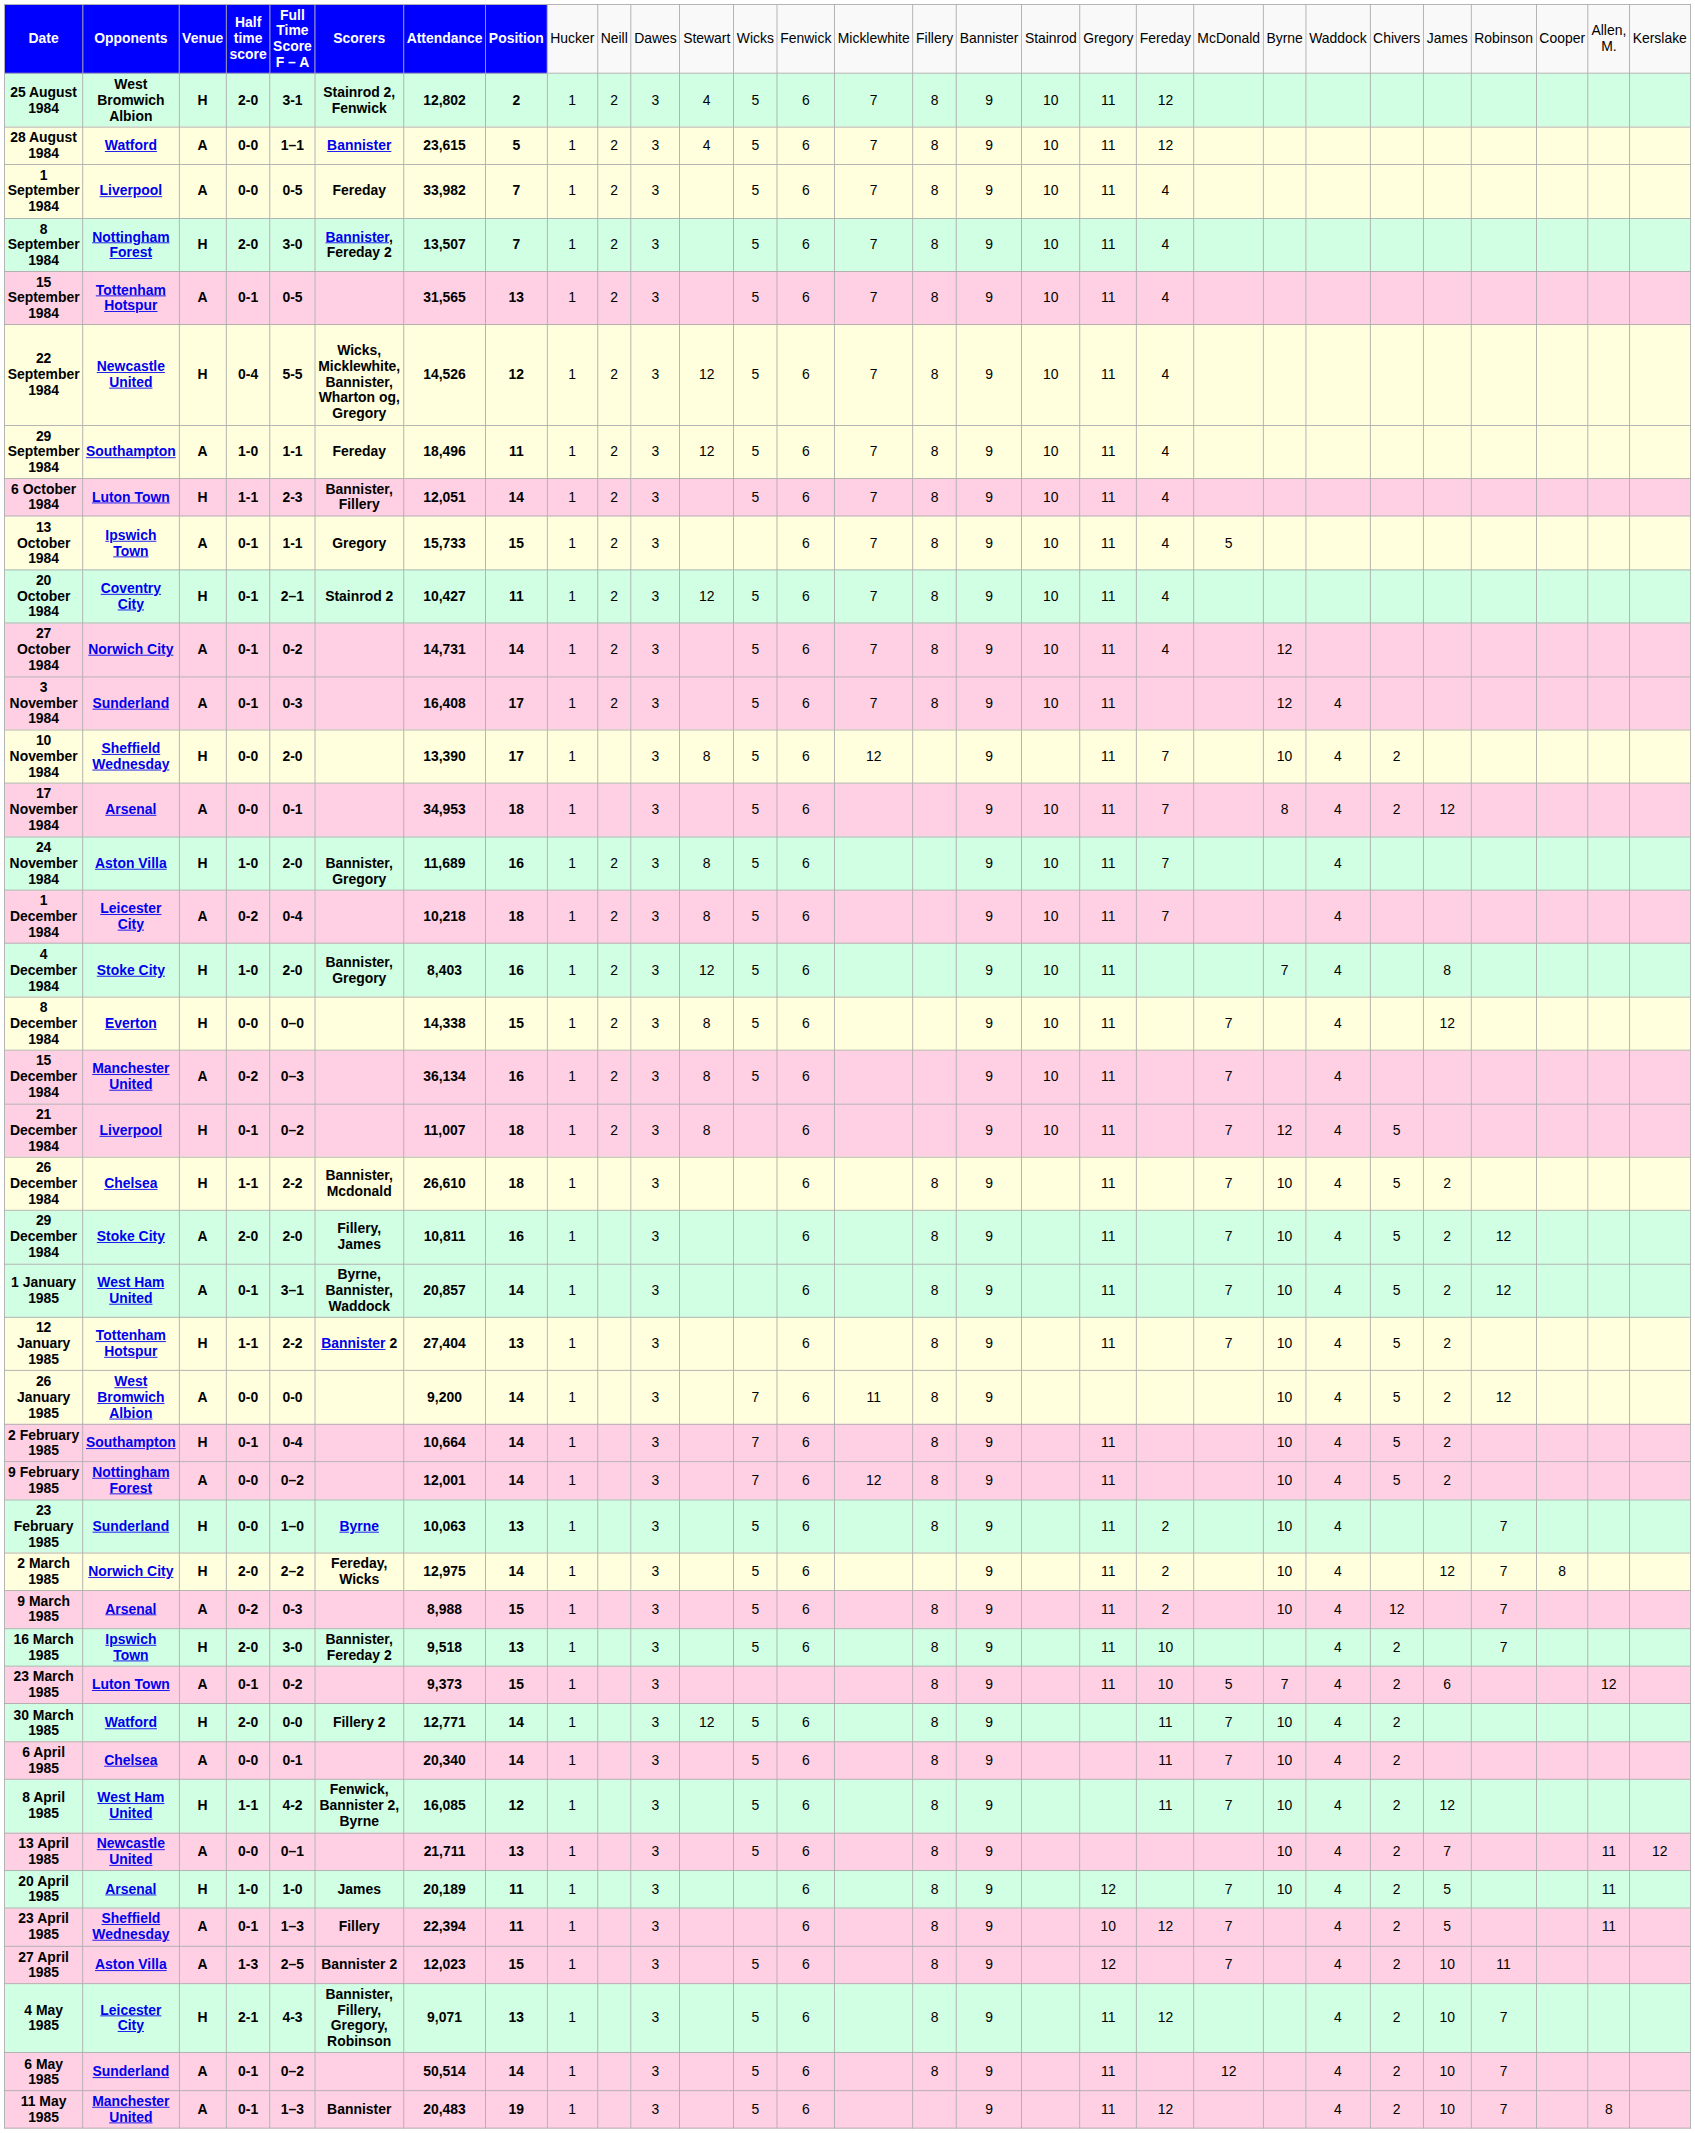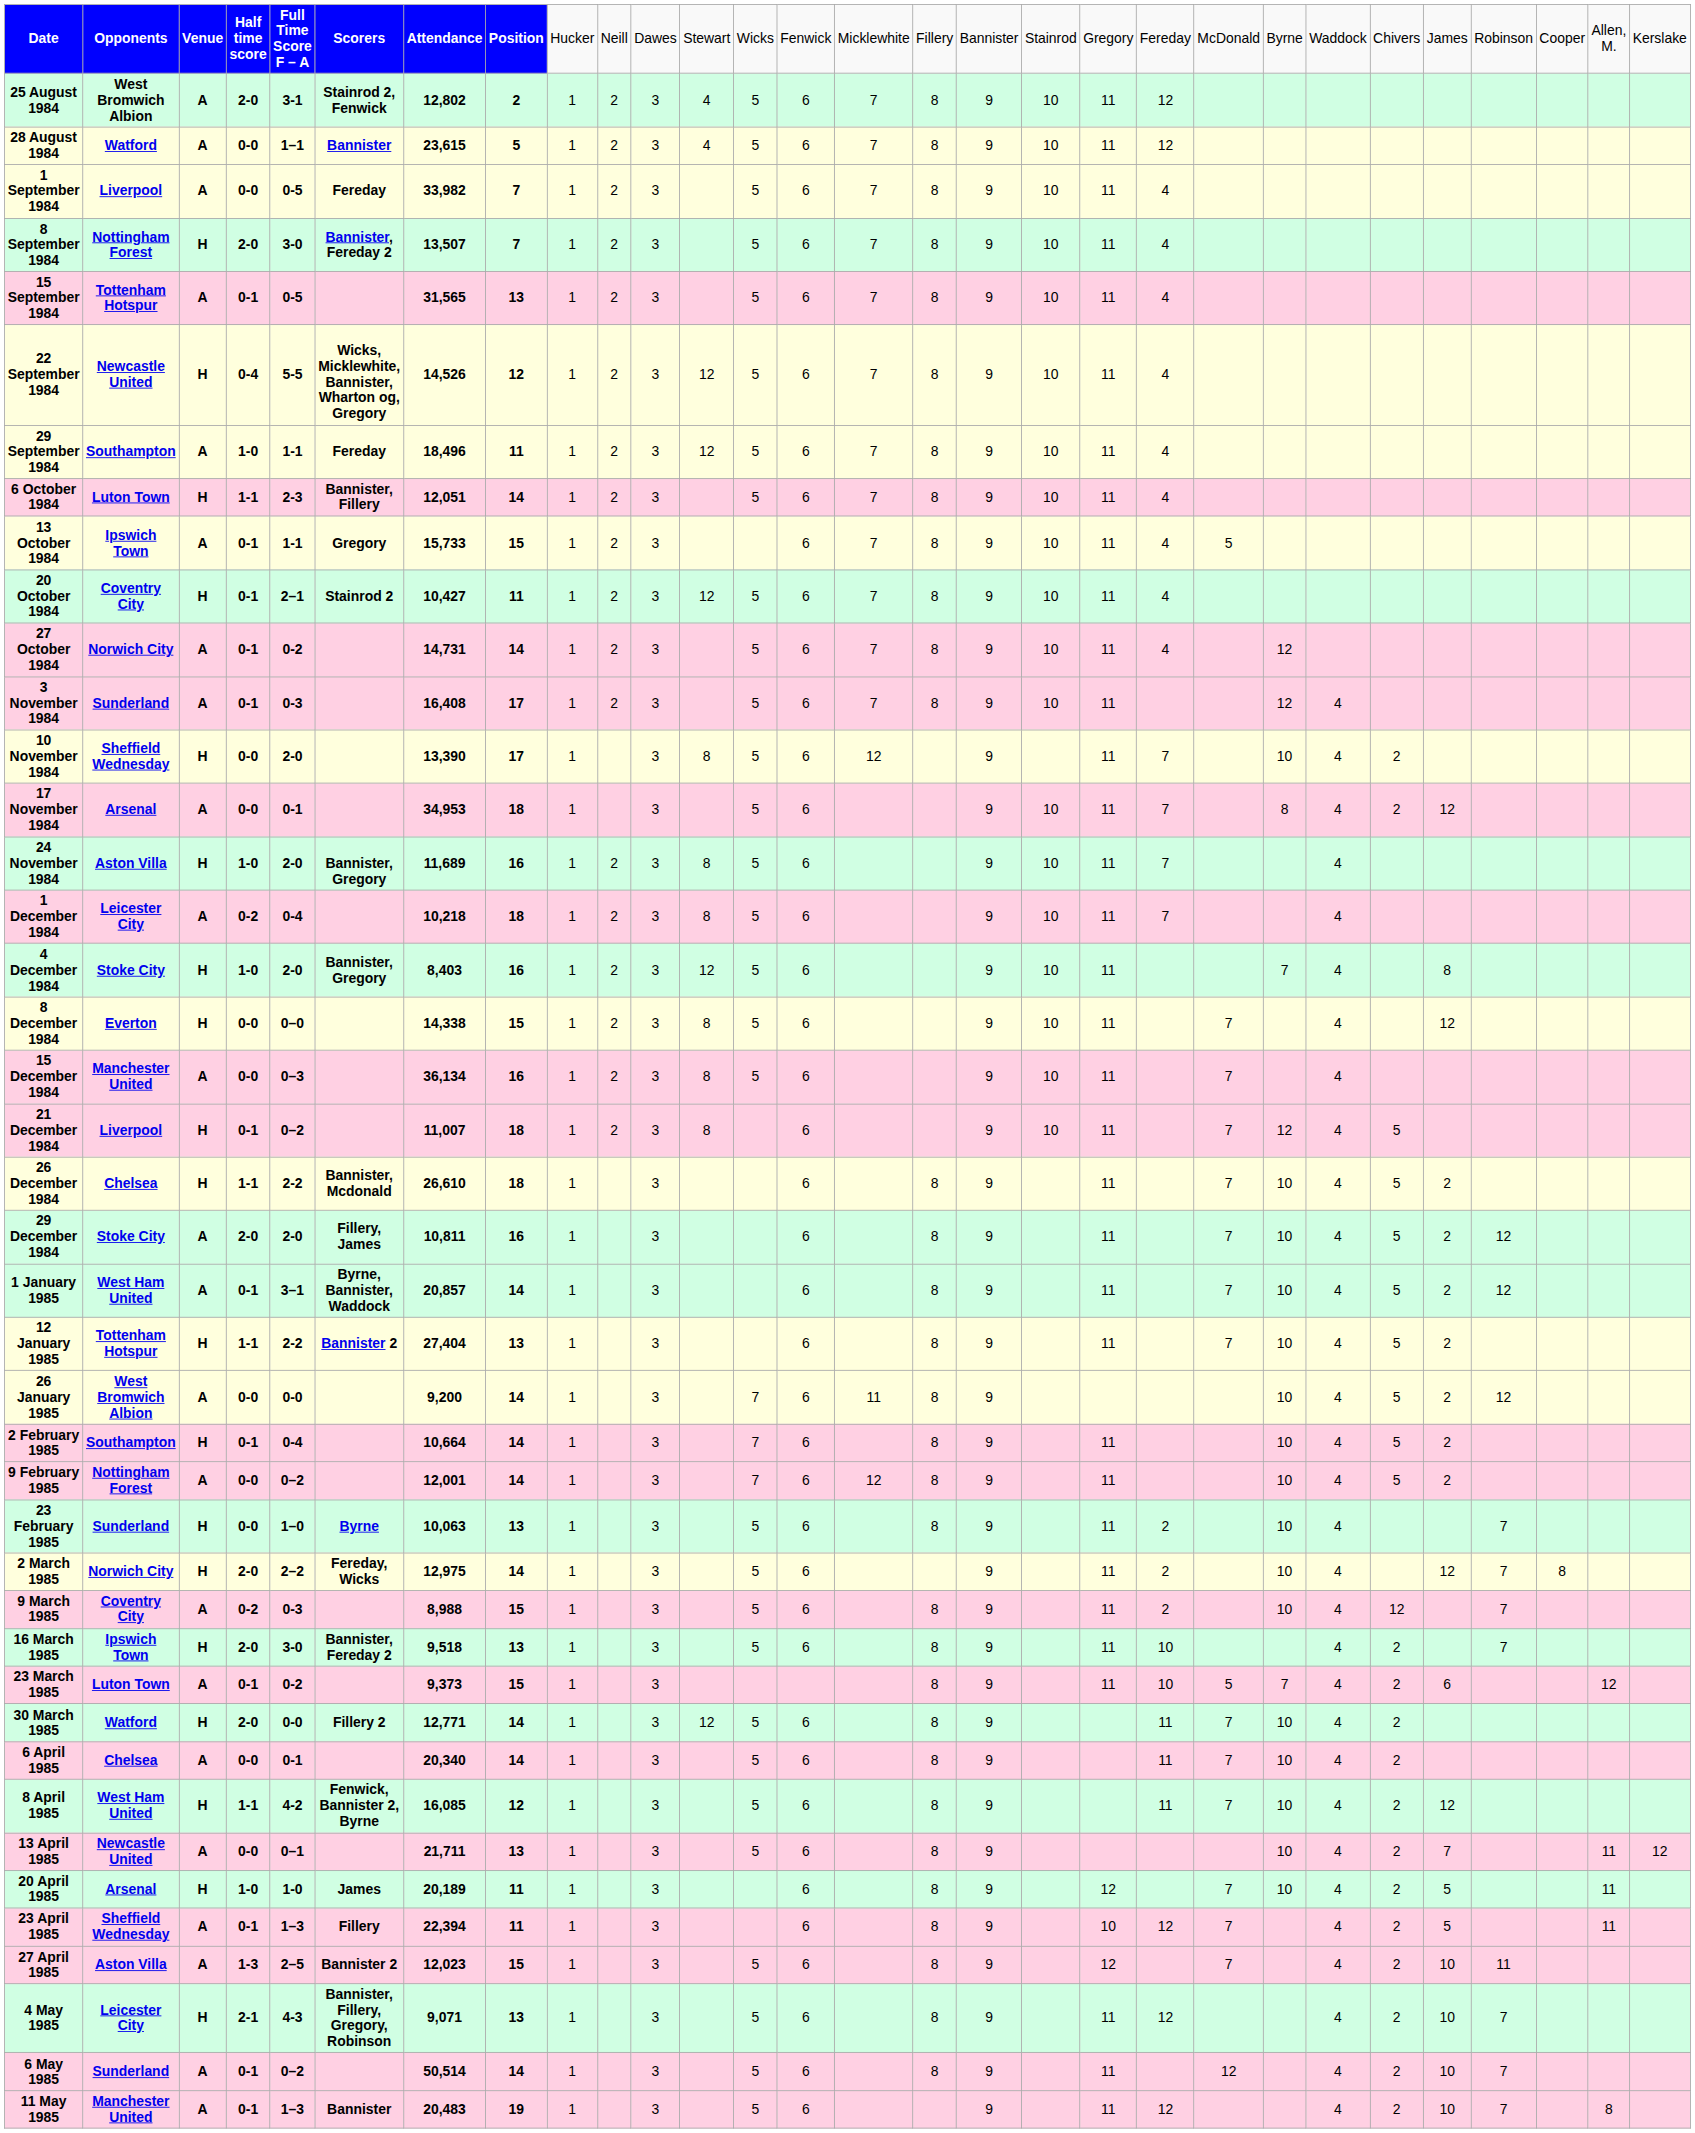(203, 100) H -> (203, 100) A
(248, 1077) 0-2 -> (248, 1077) 0-0
(131, 1609) Arsenal -> (131, 1609) Coventry City
